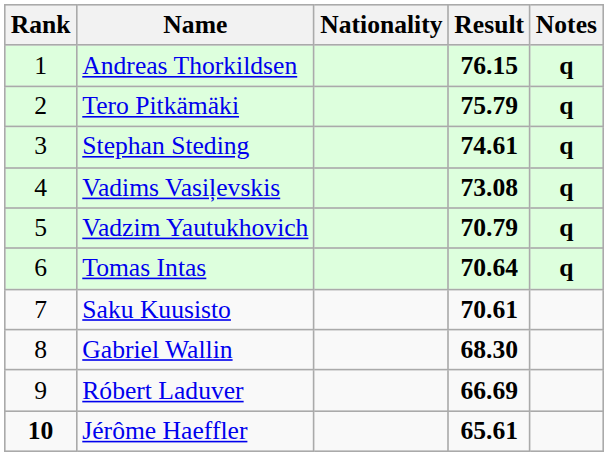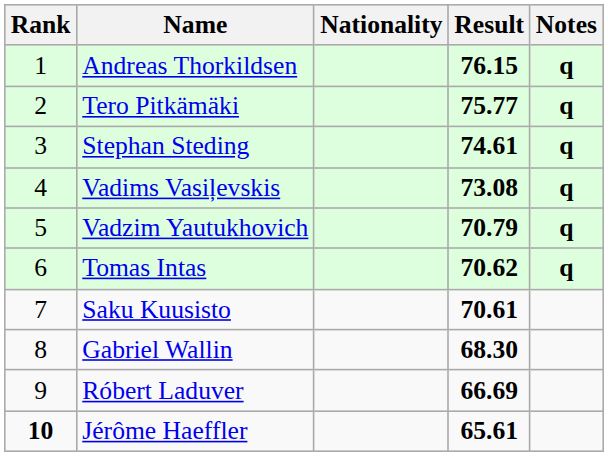(489, 106) 75.79 -> (489, 106) 75.77
(489, 268) 70.64 -> (489, 268) 70.62
